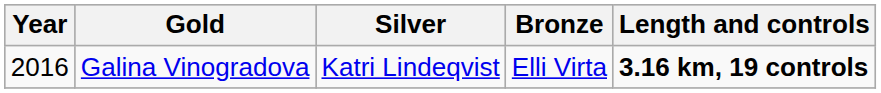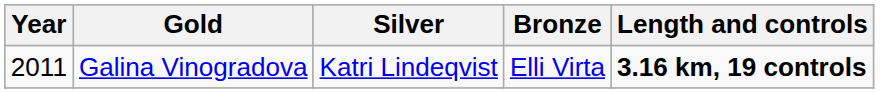(40, 66) 2016 -> (39, 66) 2011
